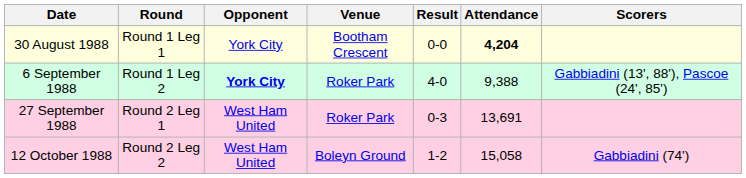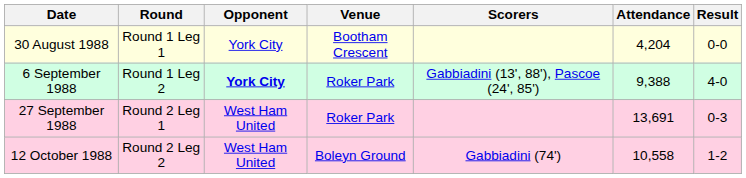columns swapped: (437, 15) <-> (641, 15)
(501, 44) bold -> (653, 44) normal
(501, 155) 15,058 -> (653, 155) 10,558
